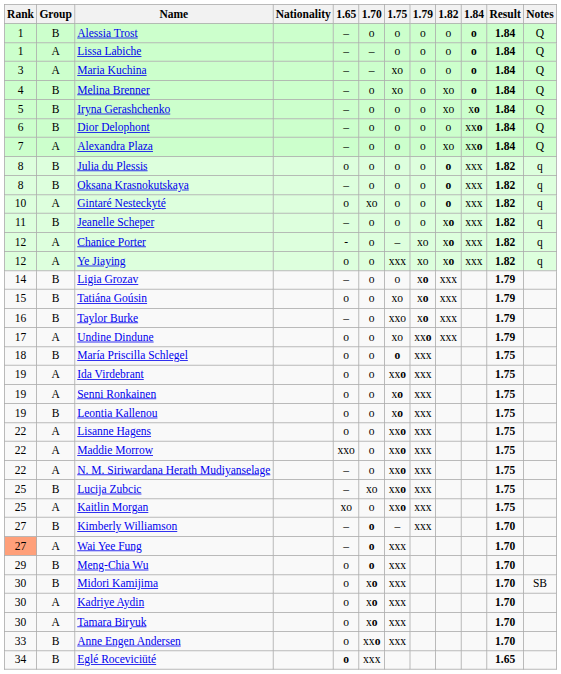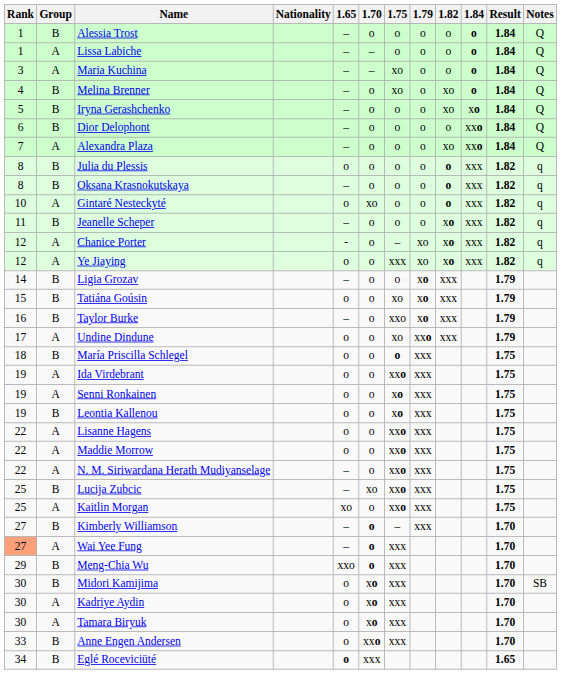(346, 451) xxo -> (346, 451) o
(346, 565) o -> (346, 565) xxo
